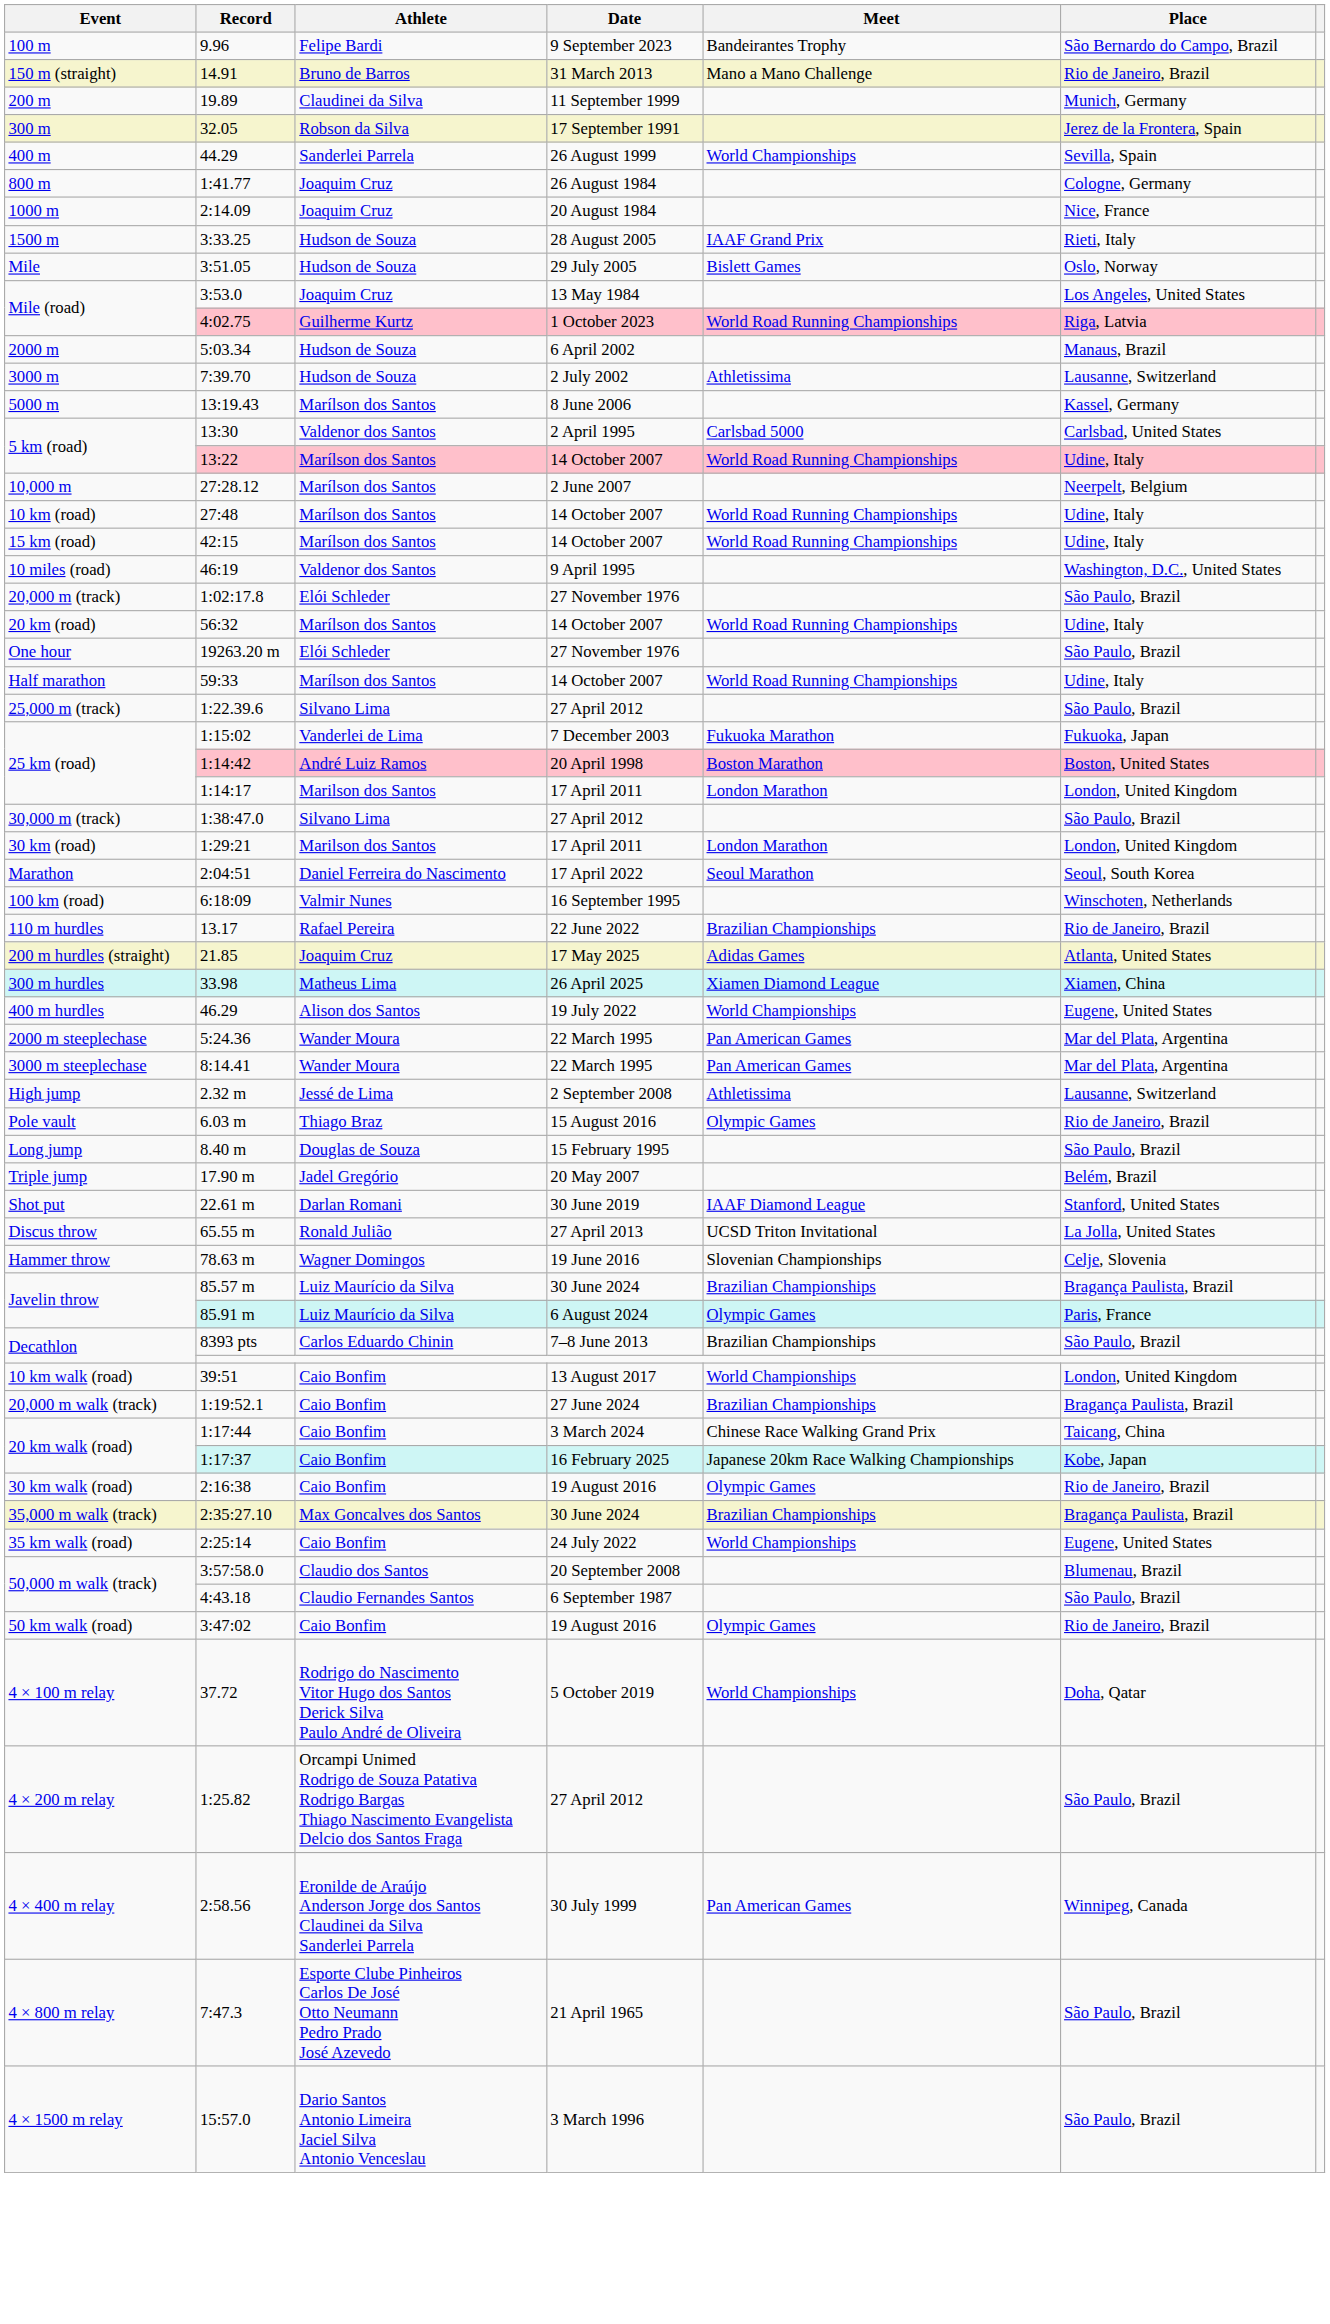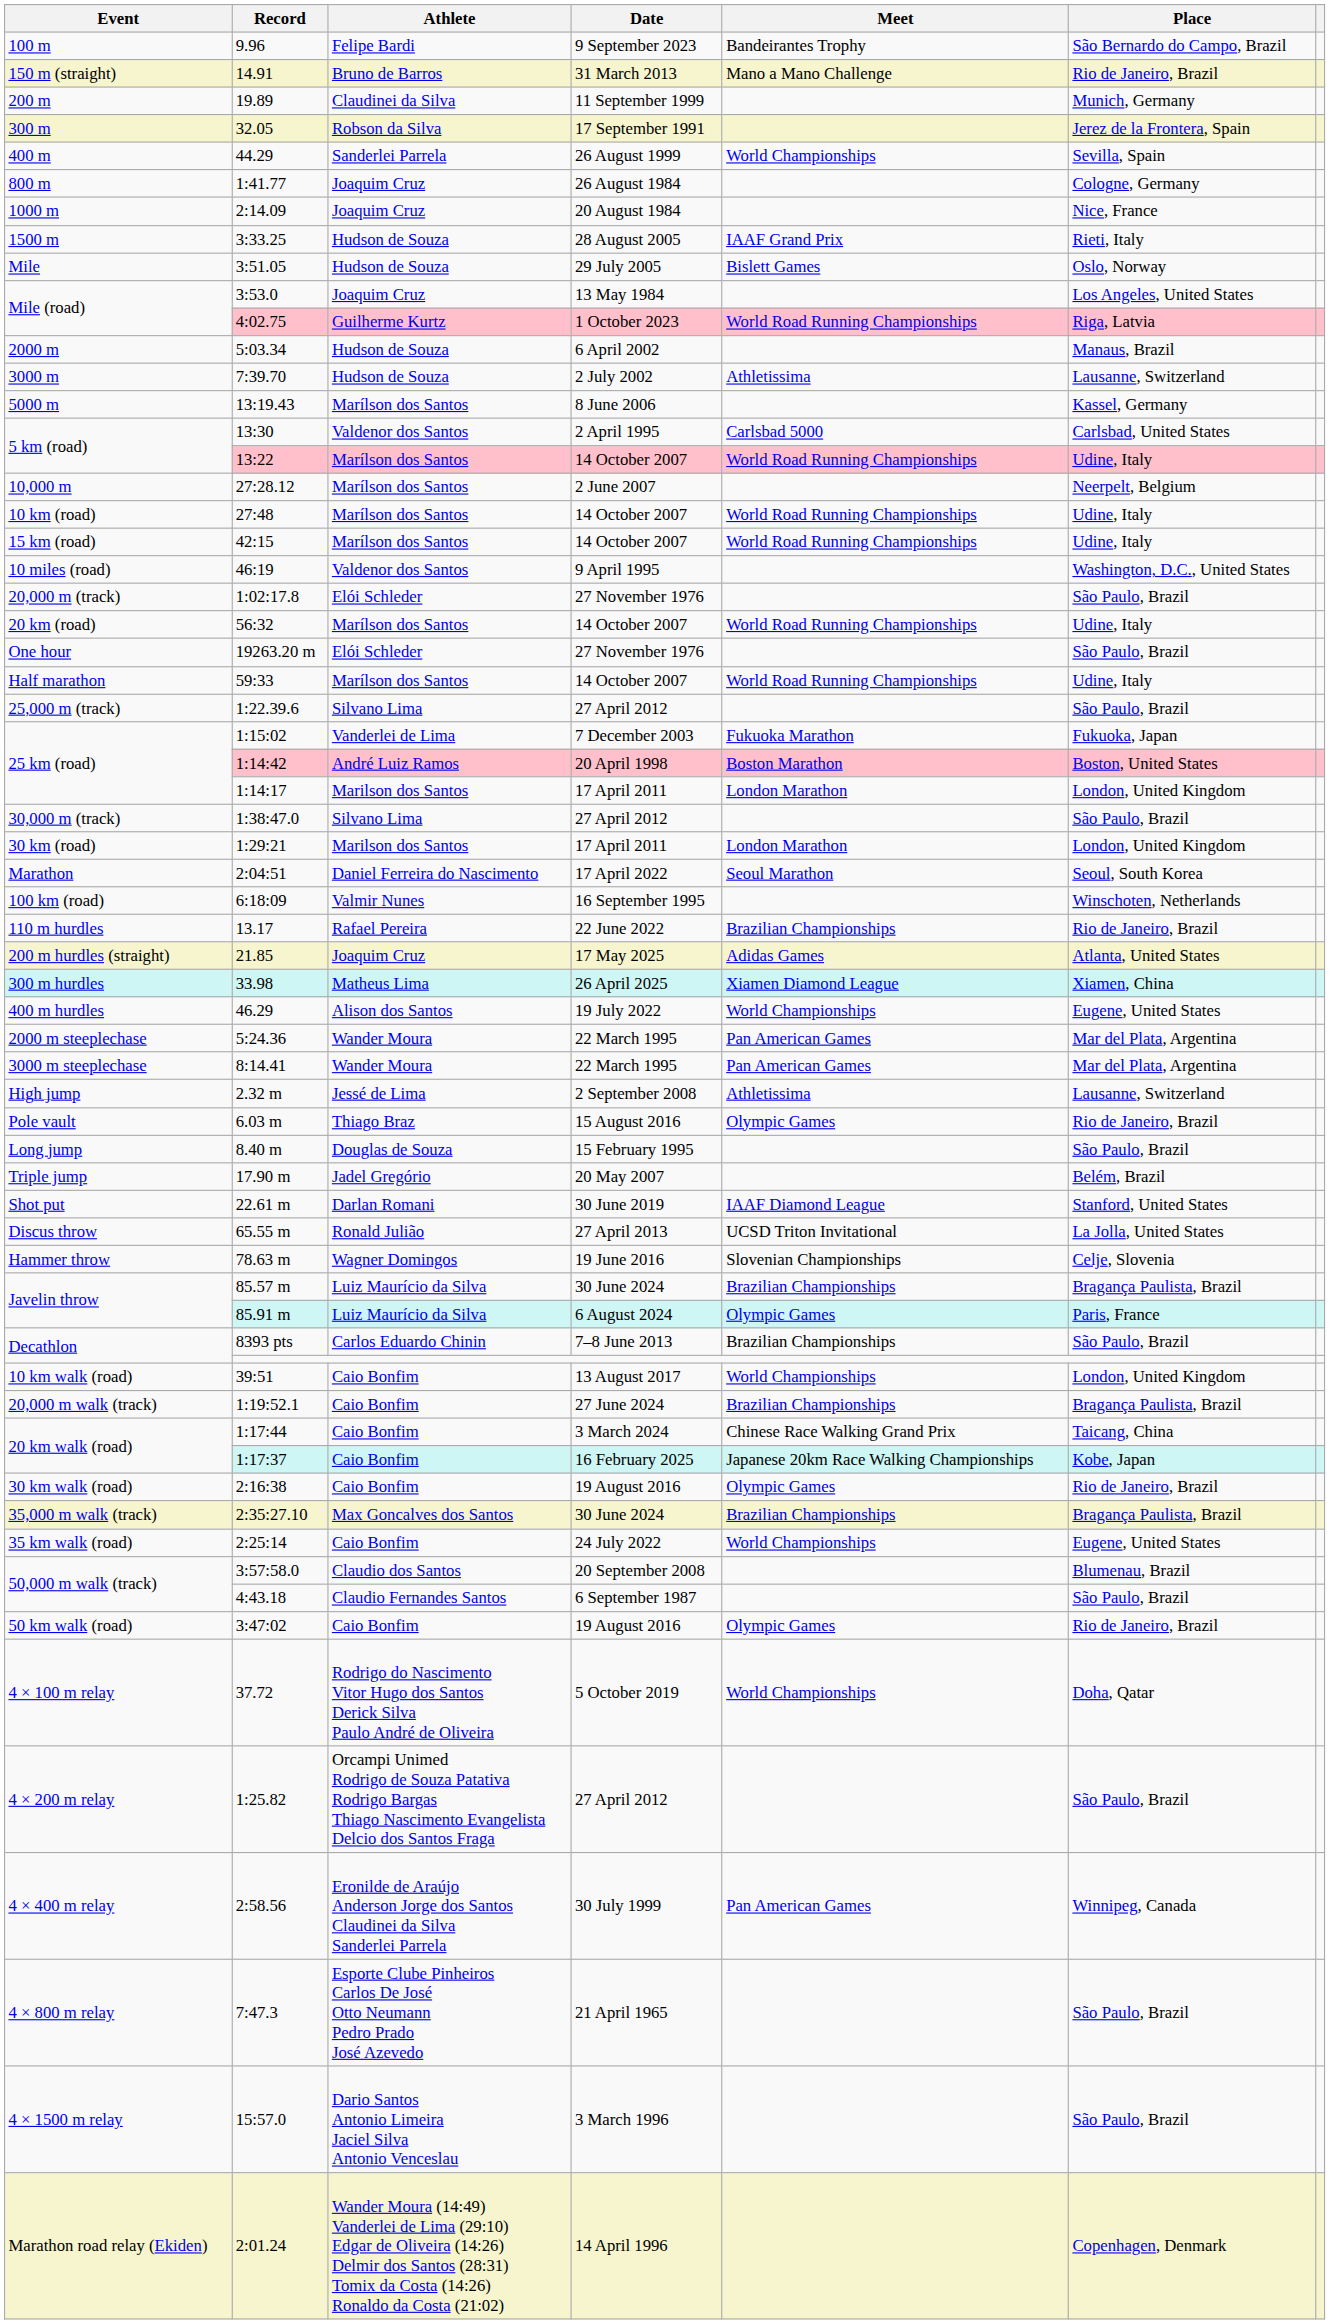+ row: (261, 2246)
